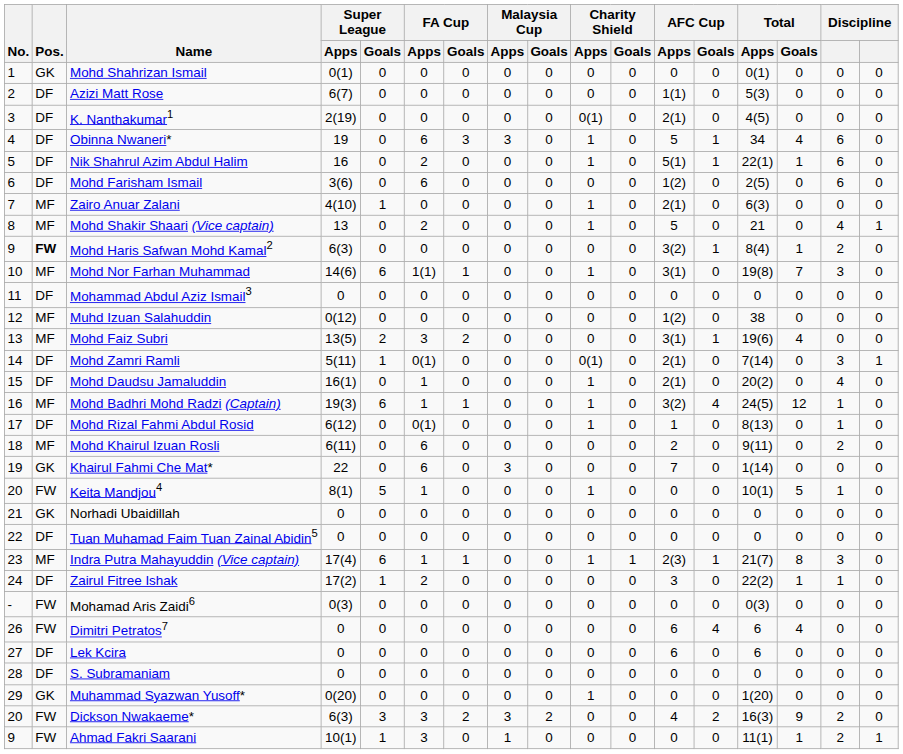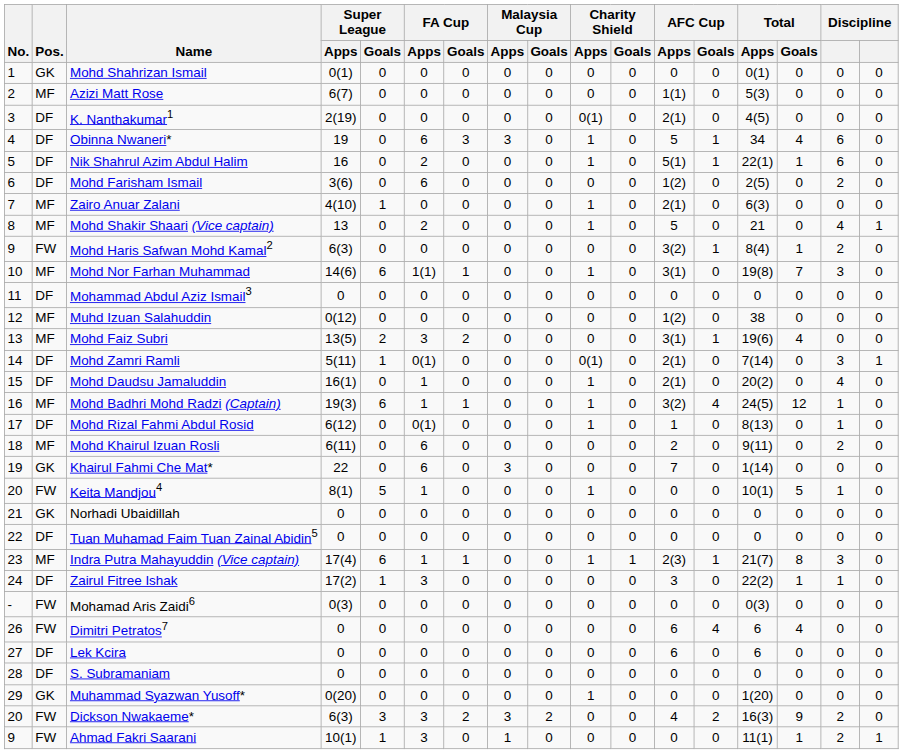(44, 94) DF -> (45, 94) MF
(840, 183) 6 -> (840, 183) 2
(46, 248) bold -> (46, 248) normal
(424, 581) 2 -> (424, 581) 3
